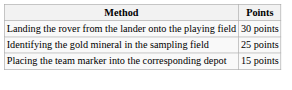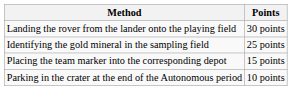+ row: (124, 77)
